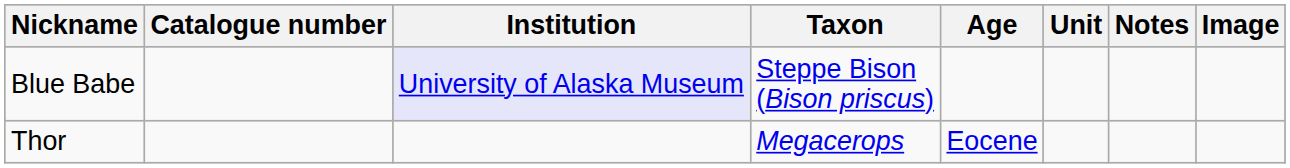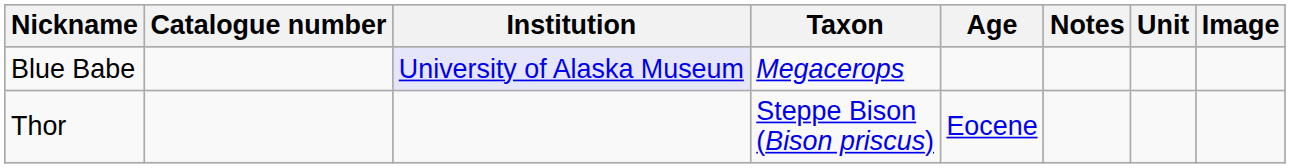columns swapped: (1076, 25) <-> (1152, 25)
(845, 83) Steppe Bison (Bison priscus) -> (830, 68) Megacerops
(830, 141) Megacerops -> (845, 126) Steppe Bison (Bison priscus)
